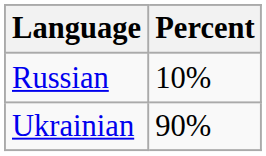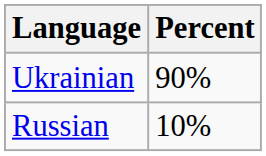rows swapped: (73, 125) <-> (60, 77)
